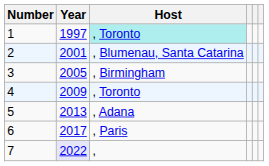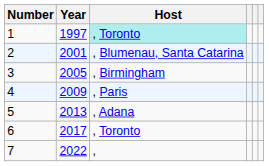(116, 92) , Toronto -> (110, 92) , Paris
(110, 131) , Paris -> (116, 131) , Toronto
(73, 151) lavender background -> (73, 151) no background
